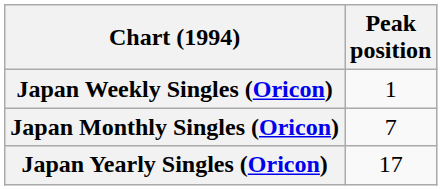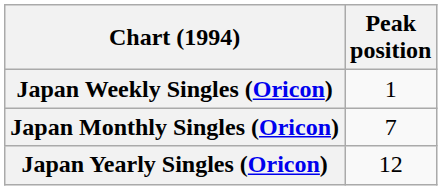(391, 164) 17 -> (391, 164) 12
